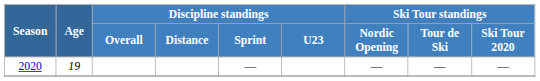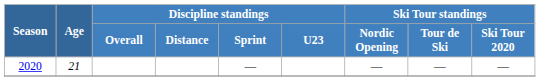(74, 66) 19 -> (74, 66) 21
